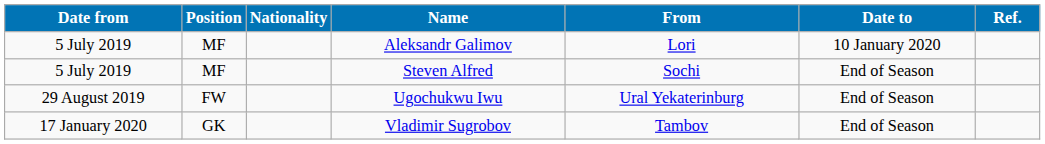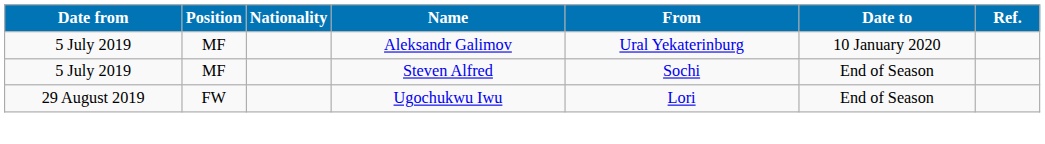(682, 45) Lori -> (682, 45) Ural Yekaterinburg
(682, 98) Ural Yekaterinburg -> (682, 98) Lori
- row: (448, 125)
